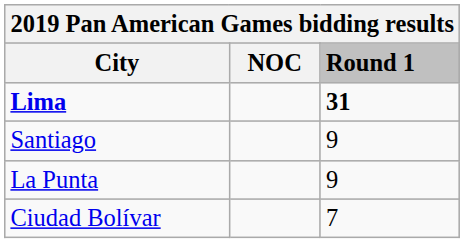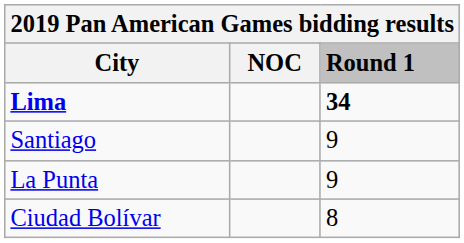(338, 101) 31 -> (338, 101) 34
(332, 218) 7 -> (332, 218) 8
